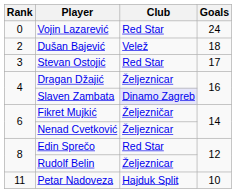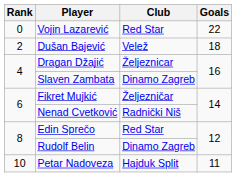(214, 29) 24 -> (214, 29) 22
- row: (71, 63)
(159, 96) lavender background -> (159, 79) no background
(148, 130) Željeznicar -> (151, 113) Radnički Niš
(148, 163) Željeznicar -> (159, 146) Dinamo Zagreb
(20, 180) 11 -> (20, 163) 10
(214, 180) 10 -> (214, 163) 11
